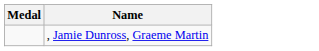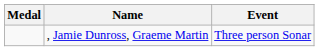+ column: (263, 15)
